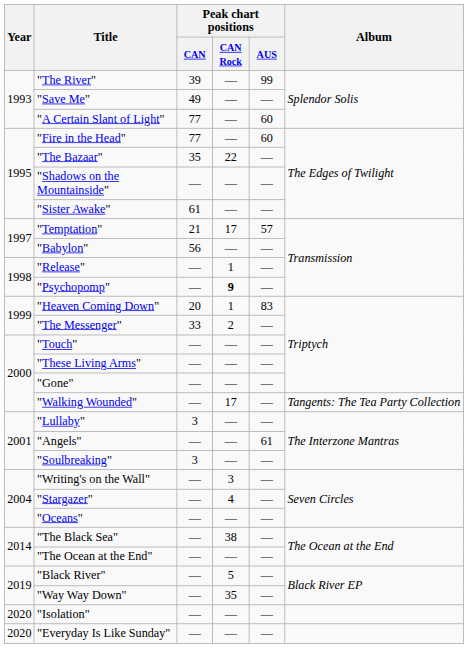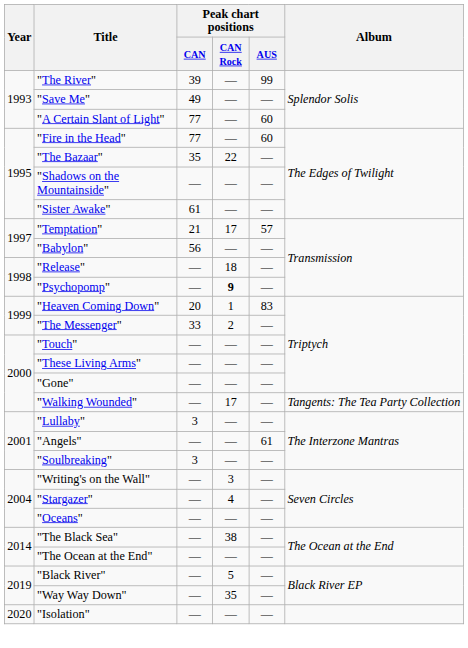(231, 267) 1 -> (231, 267) 18
- row: (104, 633)
